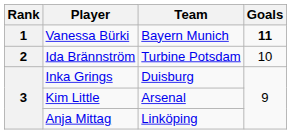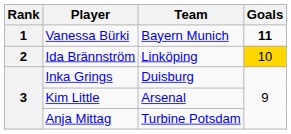(191, 56) Turbine Potsdam -> (169, 56) Linköping
(265, 56) no background -> (265, 56) gold background
(169, 118) Linköping -> (191, 118) Turbine Potsdam
